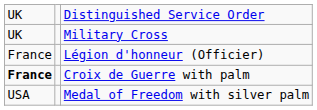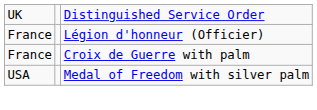- row: (116, 35)
(30, 75) bold -> (30, 55) normal
